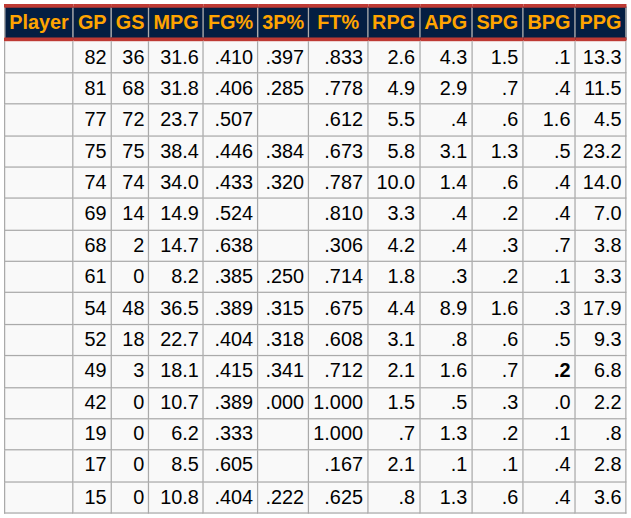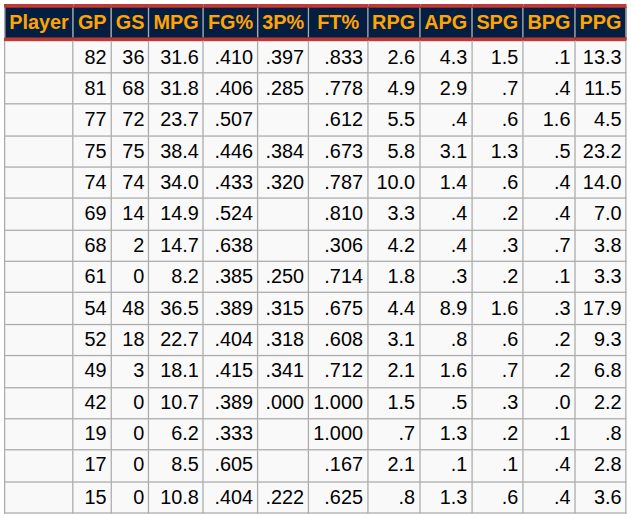(562, 339) .5 -> (562, 339) .2
(562, 371) bold -> (562, 371) normal
